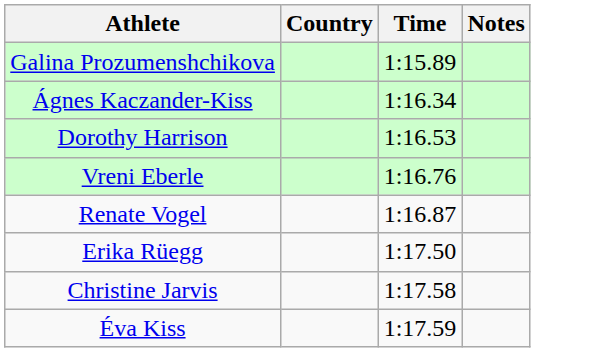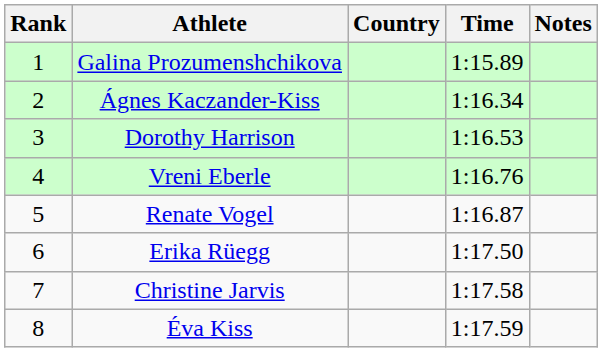+ column: (38, 23)
